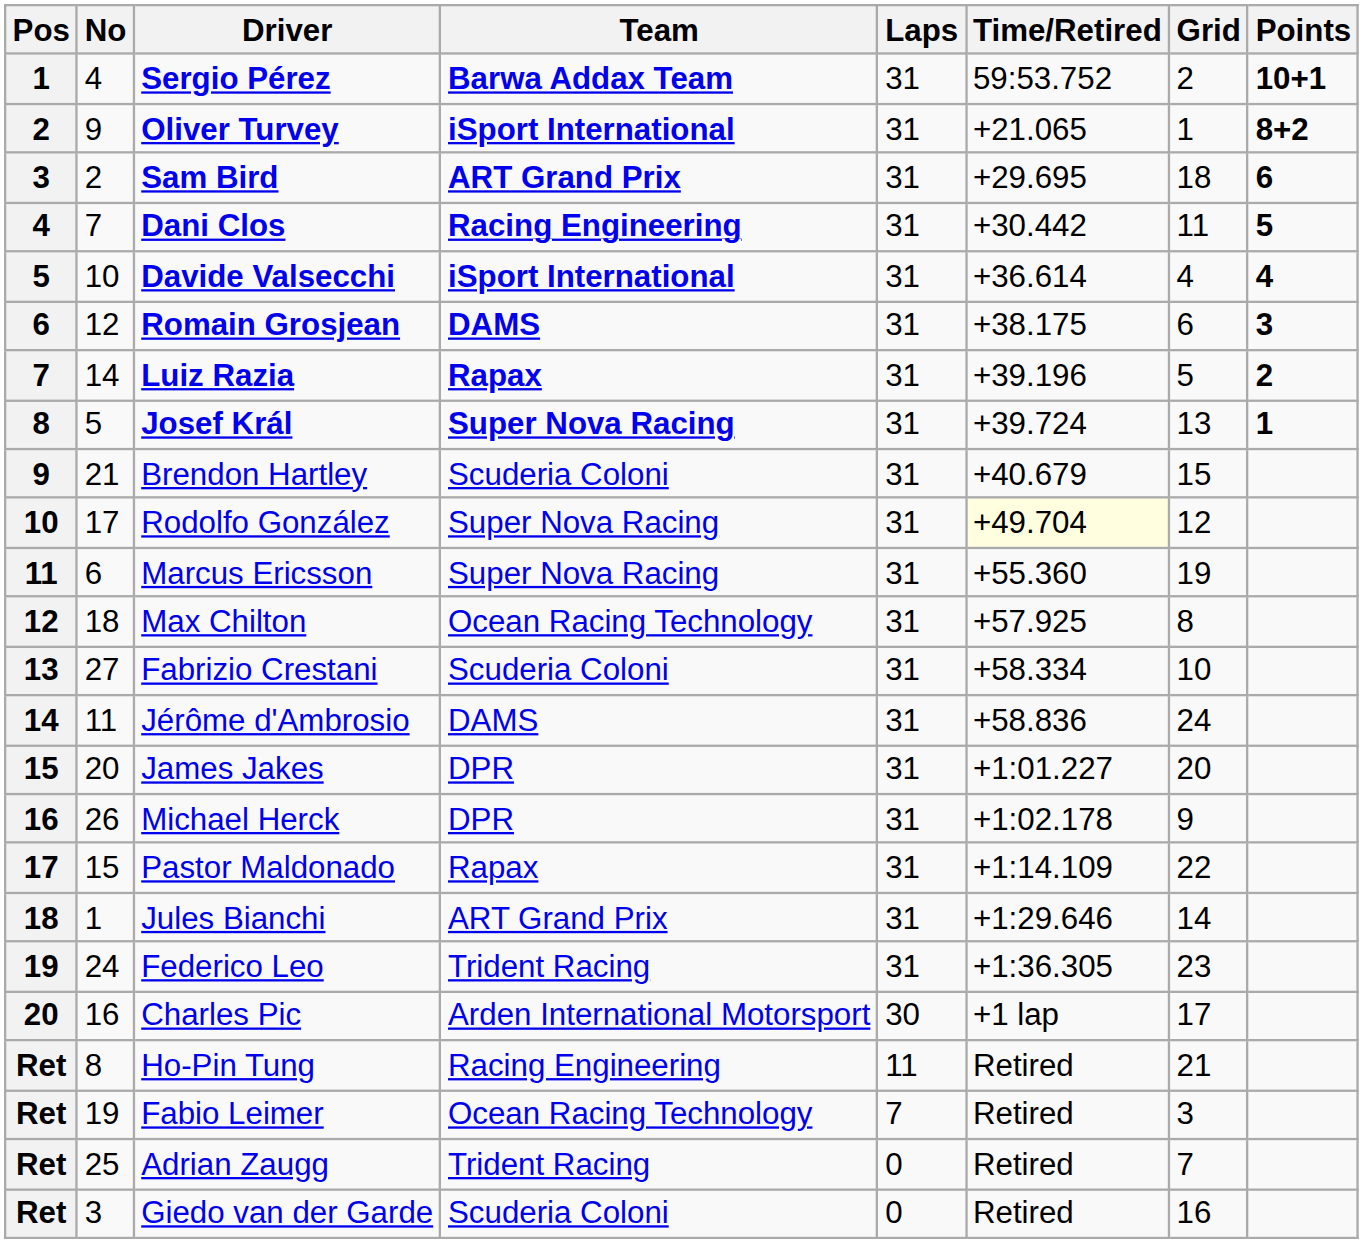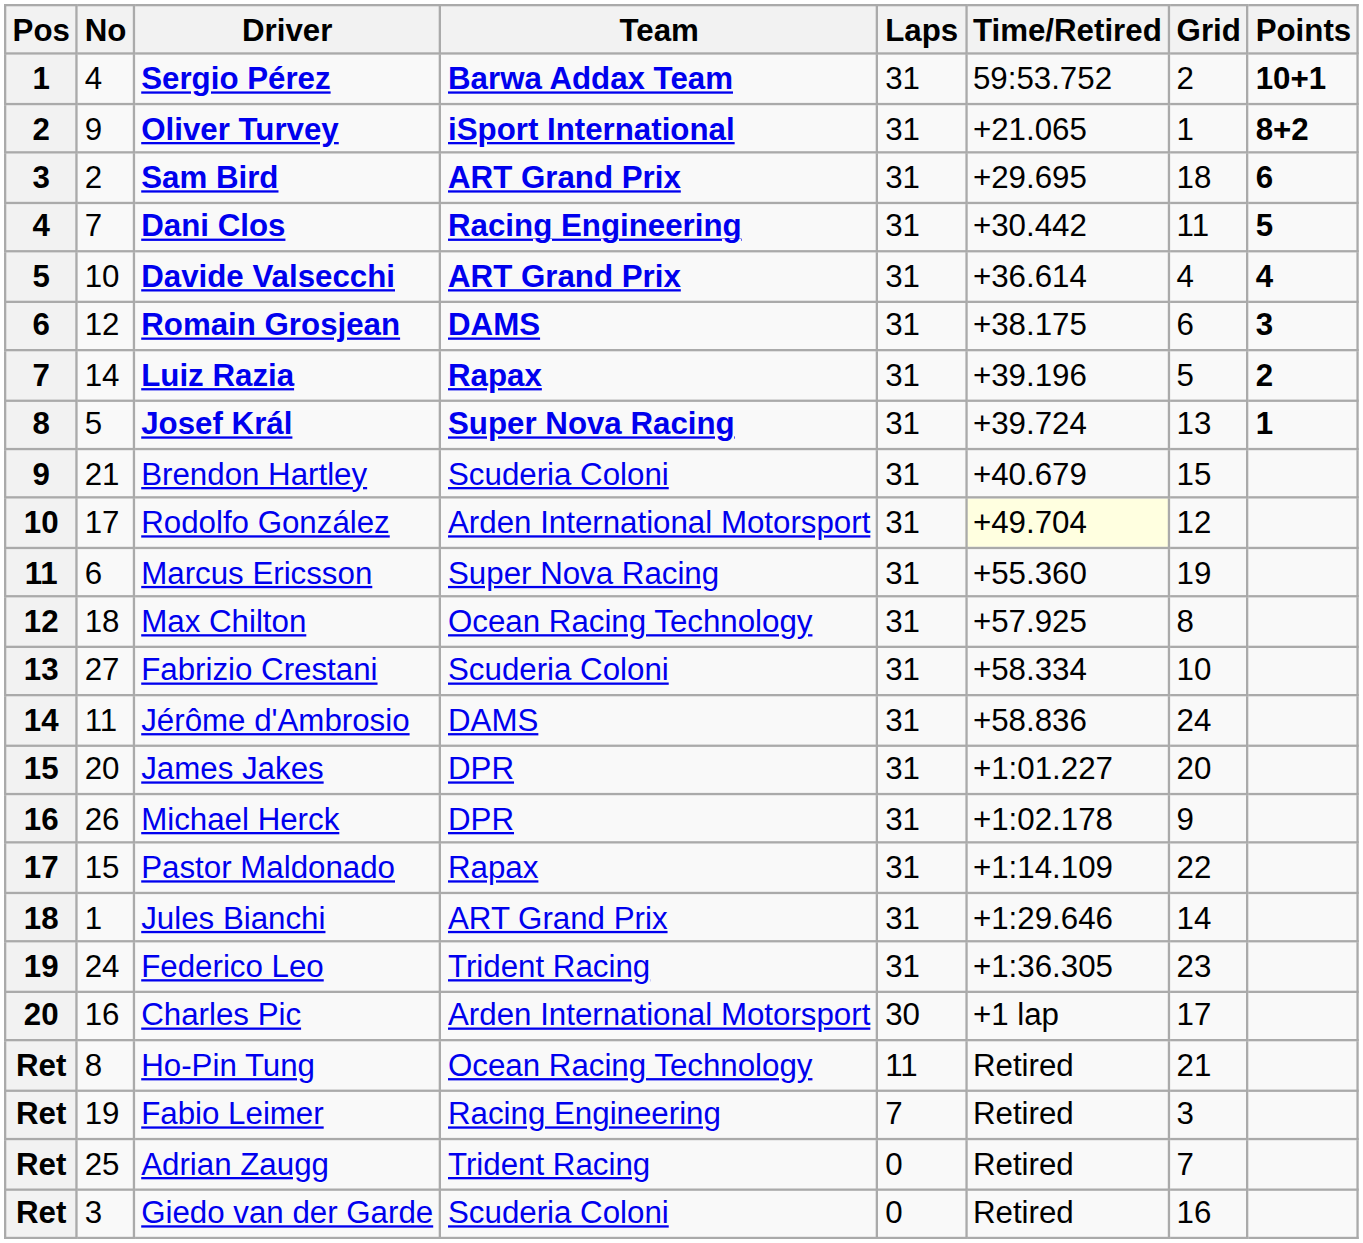(591, 276) iSport International -> (564, 276) ART Grand Prix
(584, 522) Super Nova Racing -> (659, 522) Arden International Motorsport
(584, 1065) Racing Engineering -> (630, 1065) Ocean Racing Technology
(630, 1114) Ocean Racing Technology -> (584, 1114) Racing Engineering
